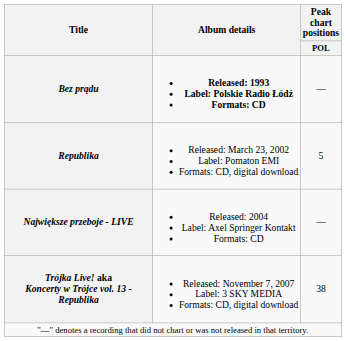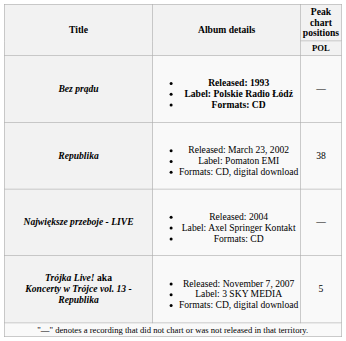(321, 155) 5 -> (321, 155) 38
(321, 289) 38 -> (321, 289) 5
